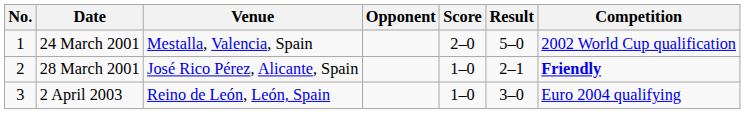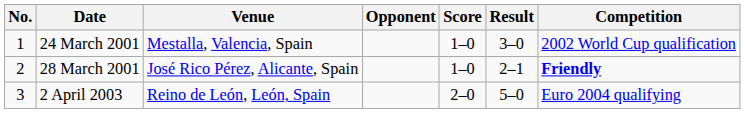(463, 43) 2–0 -> (463, 43) 1–0
(512, 43) 5–0 -> (512, 43) 3–0
(463, 95) 1–0 -> (463, 95) 2–0
(512, 95) 3–0 -> (512, 95) 5–0
